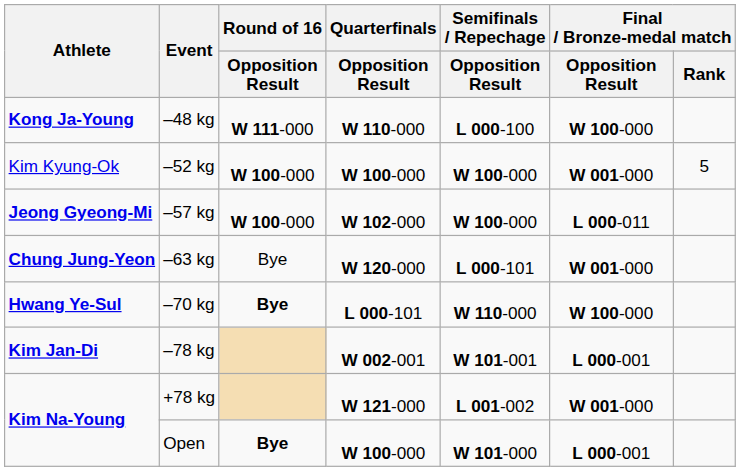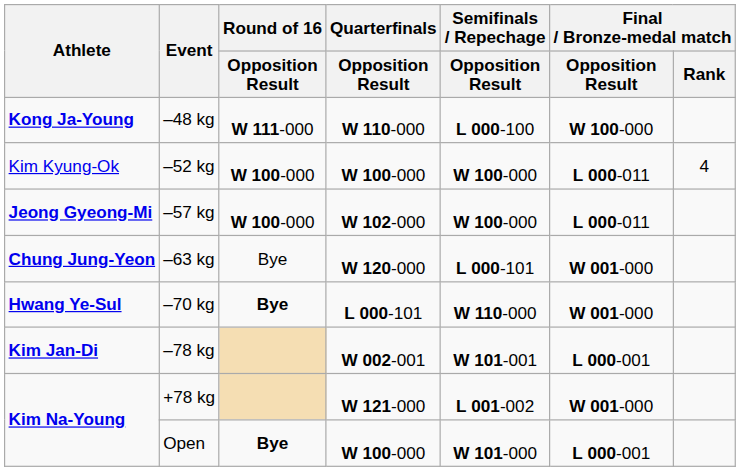(611, 176) W 001-000 -> (611, 176) L 000-011
(704, 166) 5 -> (704, 166) 4
(611, 314) W 100-000 -> (611, 314) W 001-000
